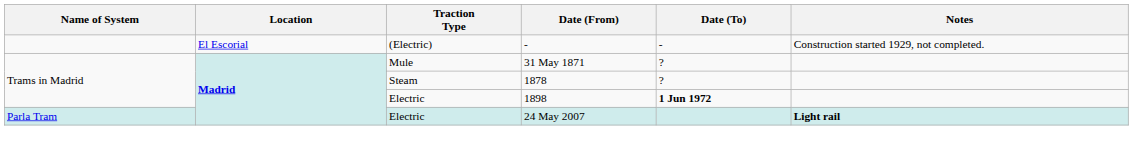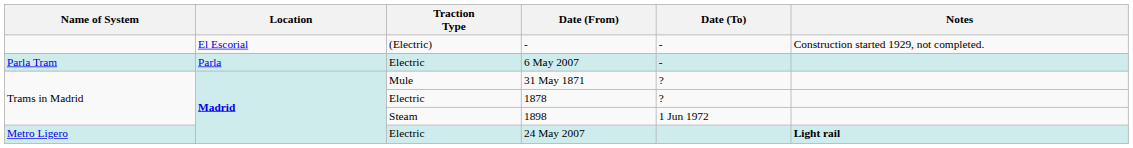+ row: (551, 62)
(403, 80) Steam -> (407, 98) Electric
(407, 98) Electric -> (403, 116) Steam
(685, 98) bold -> (684, 116) normal
(32, 116) Parla Tram -> (37, 134) Metro Ligero
